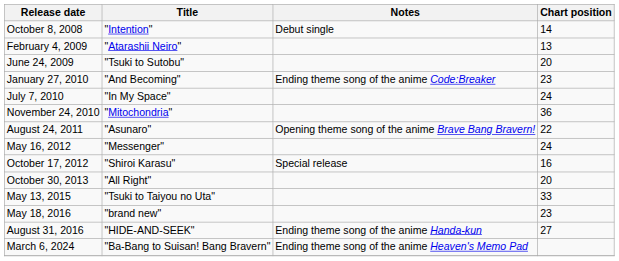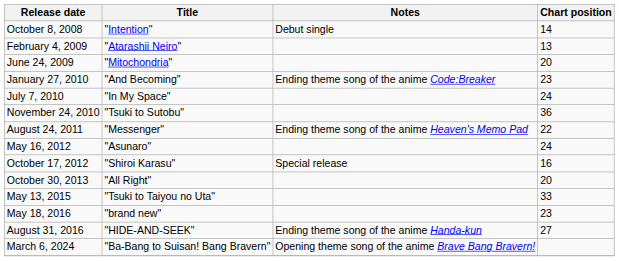(144, 63) "Tsuki to Sutobu" -> (138, 63) "Mitochondria"
(138, 113) "Mitochondria" -> (144, 113) "Tsuki to Sutobu"
(128, 130) "Asunaro" -> (134, 130) "Messenger"
(405, 130) Opening theme song of the anime Brave Bang Bravern! -> (402, 130) Ending theme song of the anime Heaven's Memo Pad
(134, 146) "Messenger" -> (128, 146) "Asunaro"
(402, 247) Ending theme song of the anime Heaven's Memo Pad -> (405, 247) Opening theme song of the anime Brave Bang Bravern!
